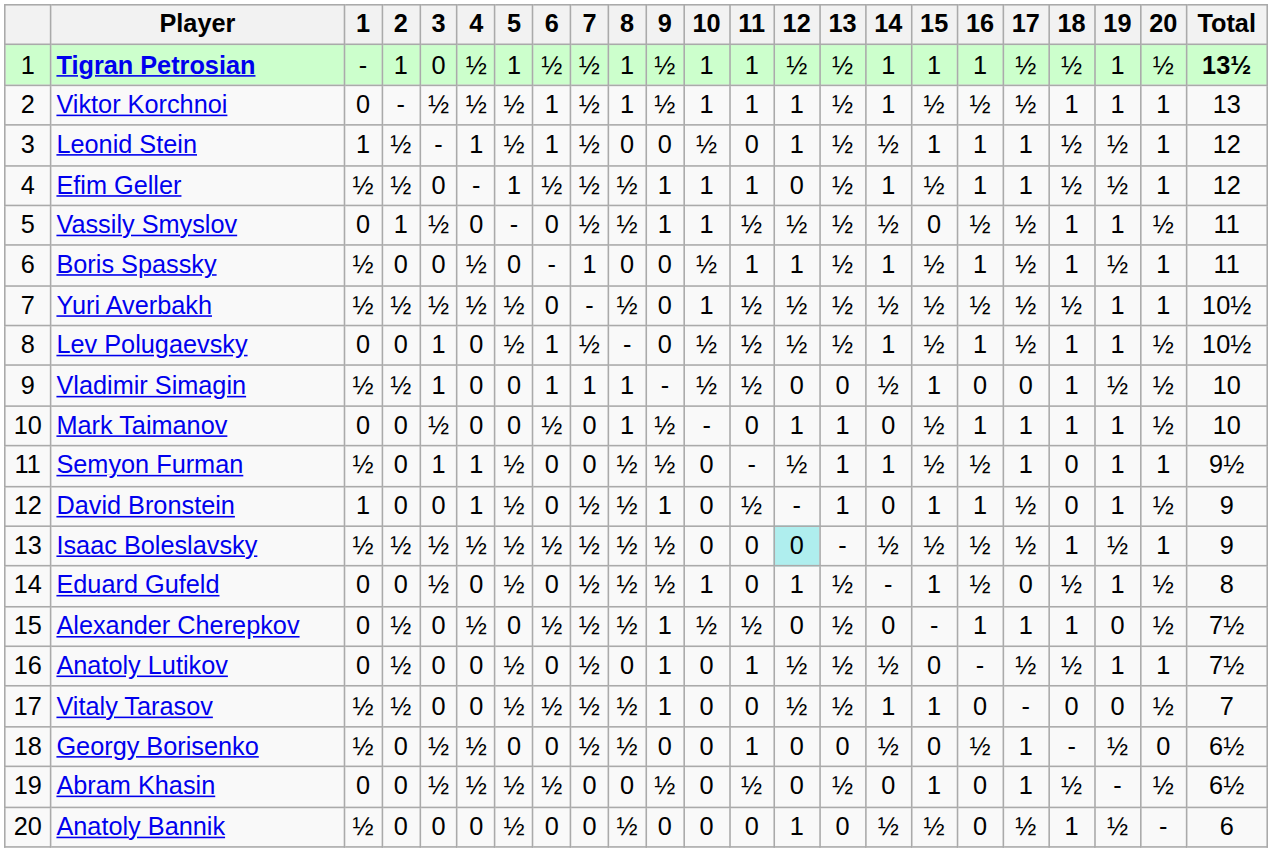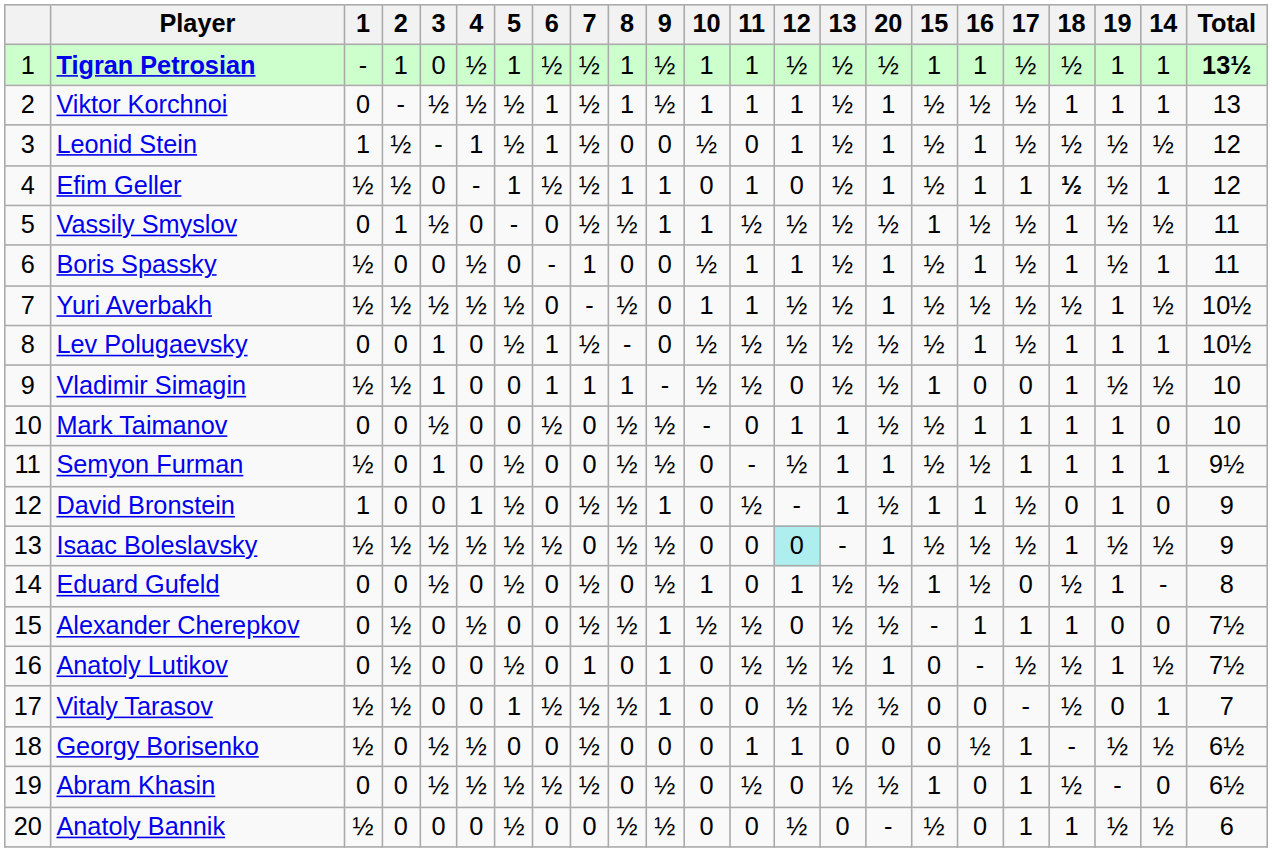columns swapped: (888, 24) <-> (1163, 24)
(934, 144) 1 -> (934, 144) ½
(1026, 144) 1 -> (1026, 144) ½
(627, 184) ½ -> (627, 184) 1
(707, 184) 1 -> (707, 184) 0
(1072, 184) normal -> (1072, 184) bold
(934, 225) 0 -> (934, 225) 1
(1117, 225) 1 -> (1117, 225) ½
(752, 305) ½ -> (752, 305) 1
(843, 385) 0 -> (843, 385) ½
(627, 425) 1 -> (627, 425) ½
(476, 465) 1 -> (476, 465) 0
(1072, 465) 0 -> (1072, 465) 1
(589, 545) ½ -> (589, 545) 0
(627, 585) ½ -> (627, 585) 0
(552, 625) ½ -> (552, 625) 0
(589, 666) ½ -> (589, 666) 1
(752, 666) 1 -> (752, 666) ½
(514, 706) ½ -> (514, 706) 1
(934, 706) 1 -> (934, 706) 0
(1072, 706) 0 -> (1072, 706) ½
(627, 746) ½ -> (627, 746) 0
(797, 746) 0 -> (797, 746) 1
(589, 786) 0 -> (589, 786) ½
(665, 826) 0 -> (665, 826) ½
(797, 826) 1 -> (797, 826) ½
(1026, 826) ½ -> (1026, 826) 1
